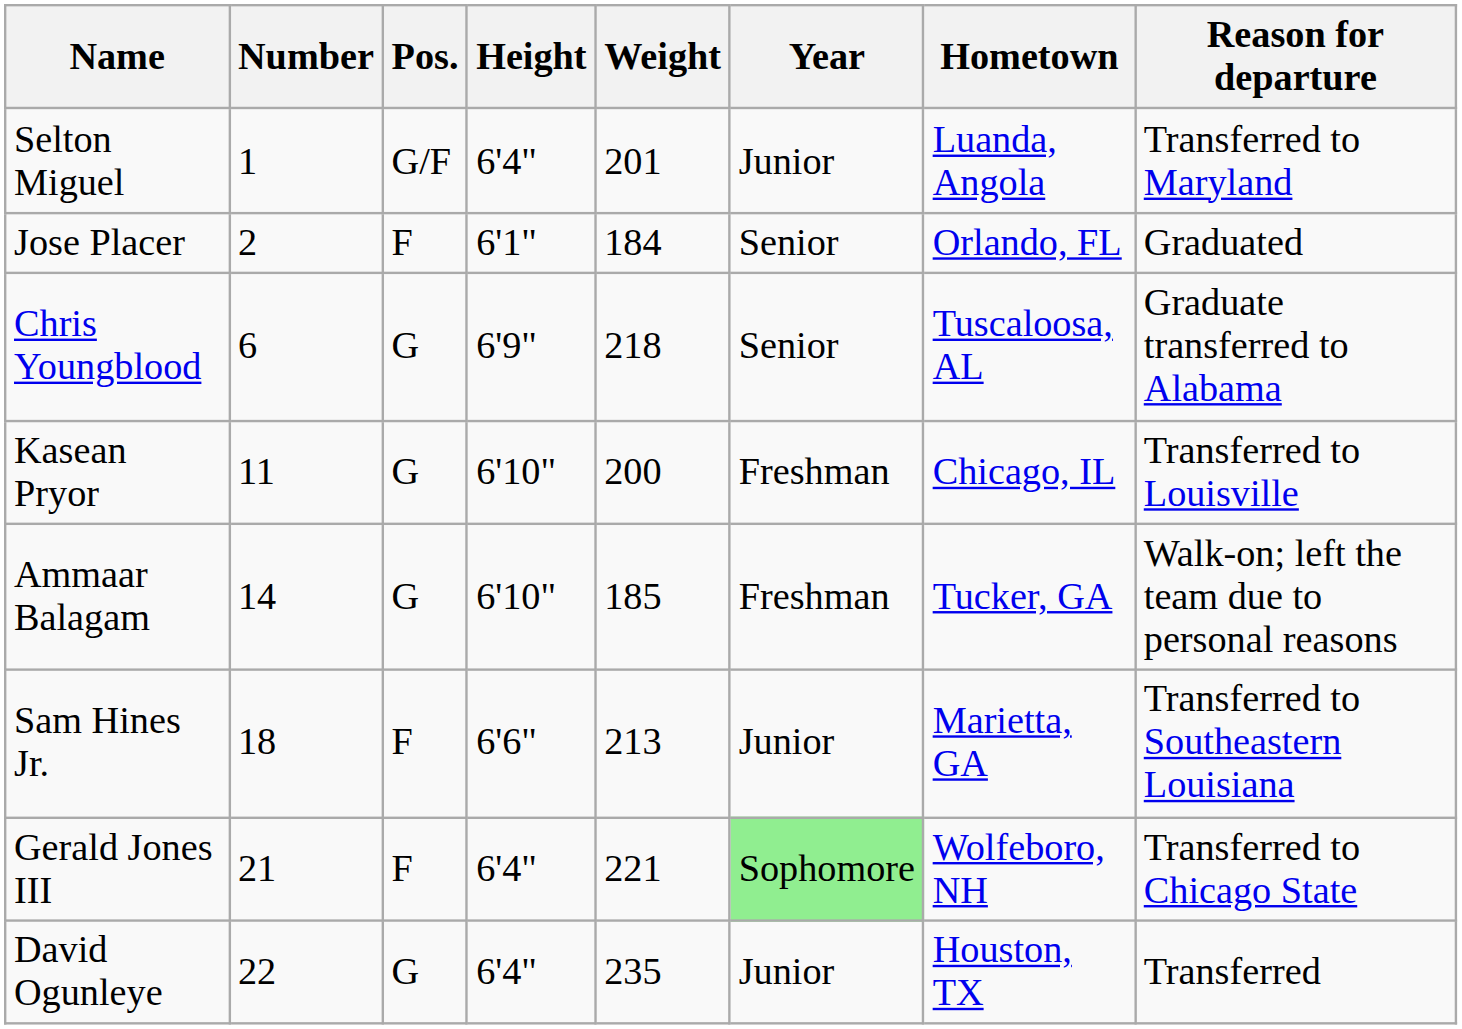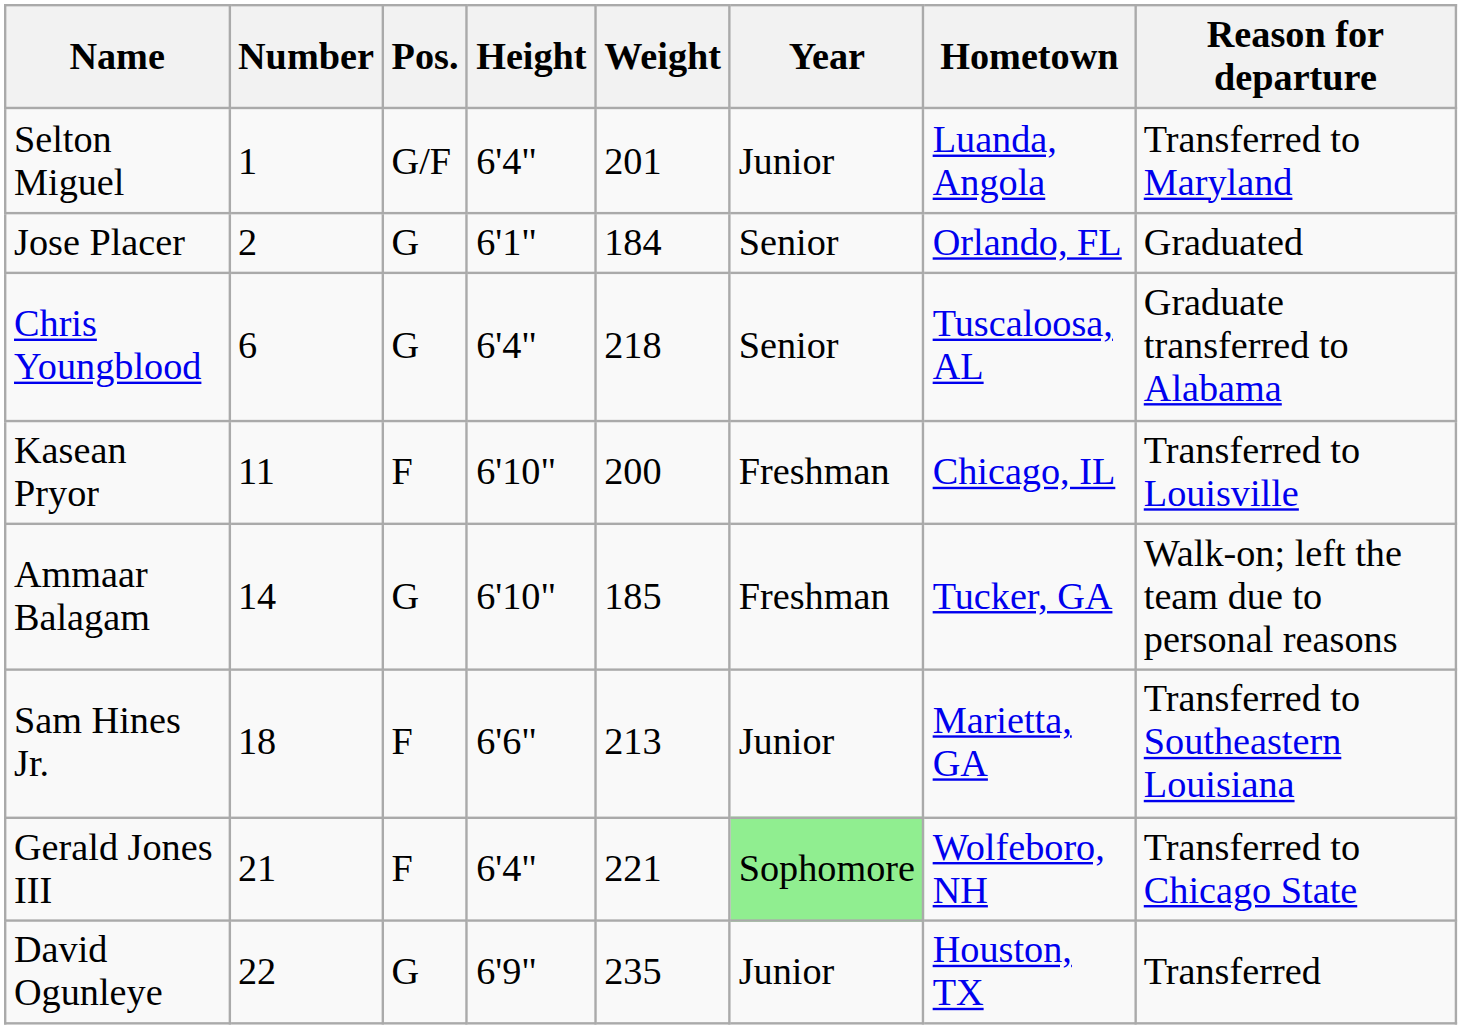(402, 242) F -> (405, 242) G
(507, 345) 6'9" -> (507, 345) 6'4"
(405, 470) G -> (402, 470) F
(507, 971) 6'4" -> (507, 971) 6'9"
